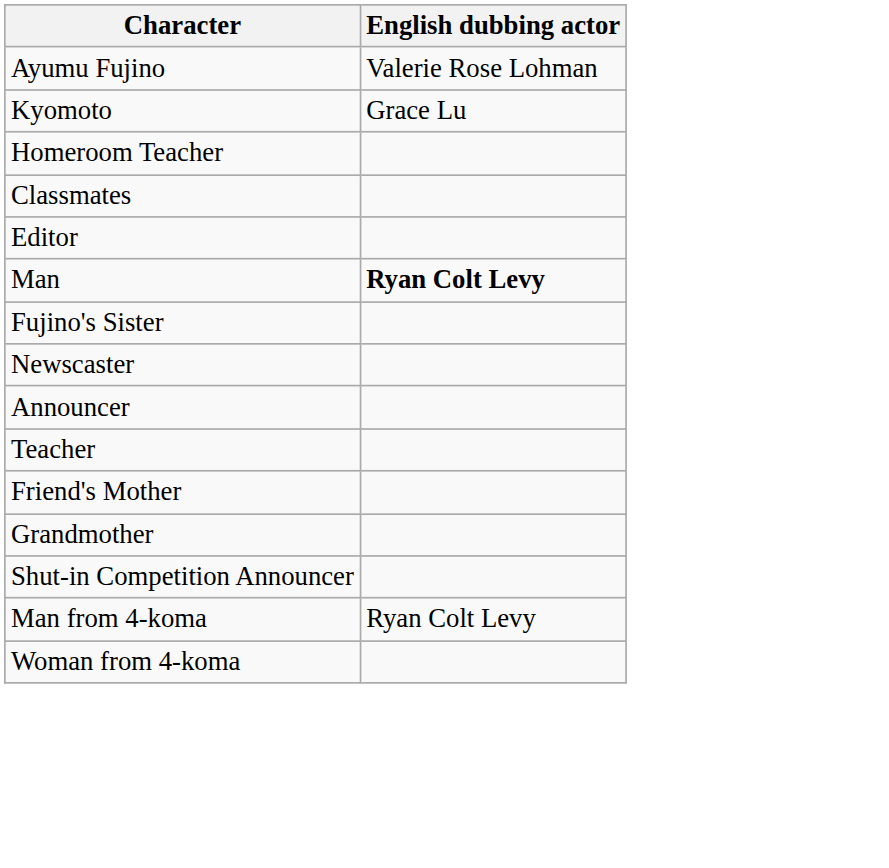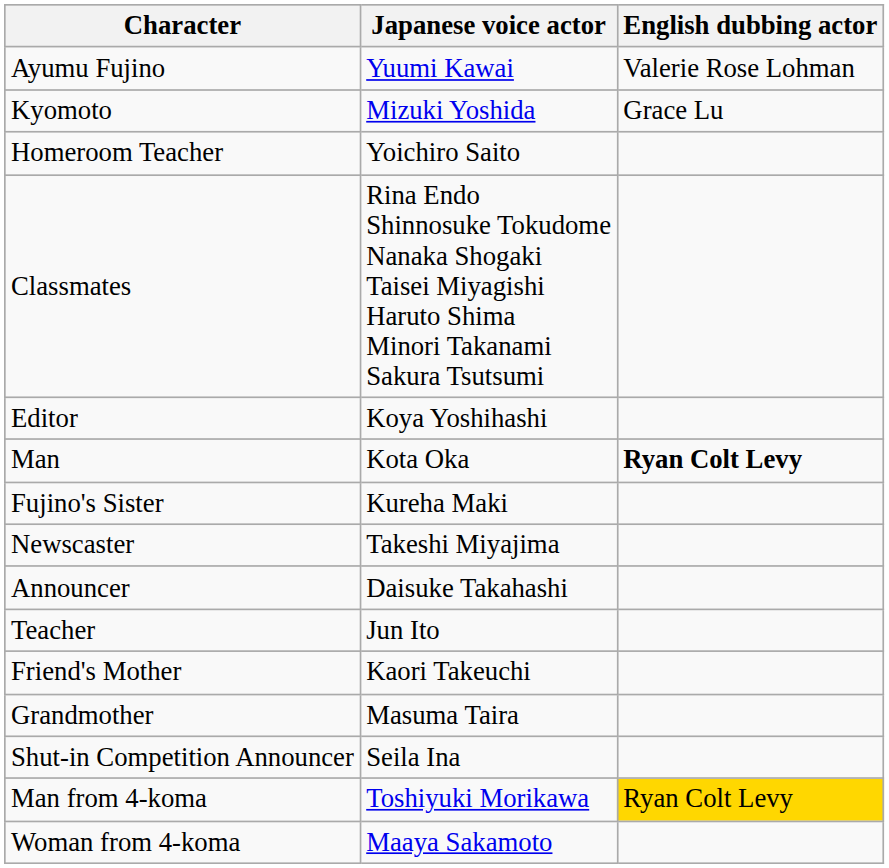+ column: (489, 25)
(451, 618) no background -> (708, 799) gold background
